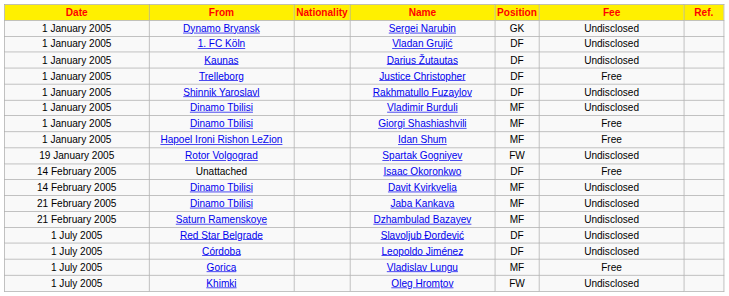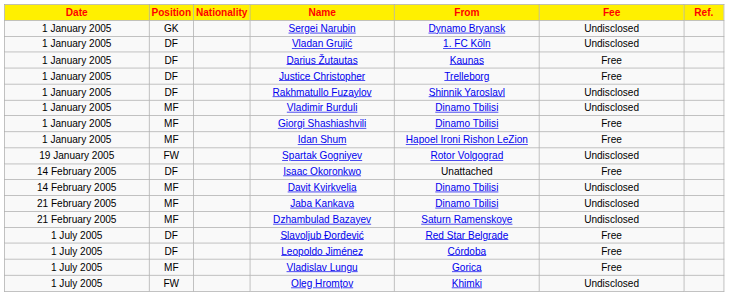columns swapped: (517, 13) <-> (221, 13)
(612, 60) Undisclosed -> (612, 60) Free
(612, 236) Undisclosed -> (612, 236) Free
(612, 252) Undisclosed -> (612, 252) Free
